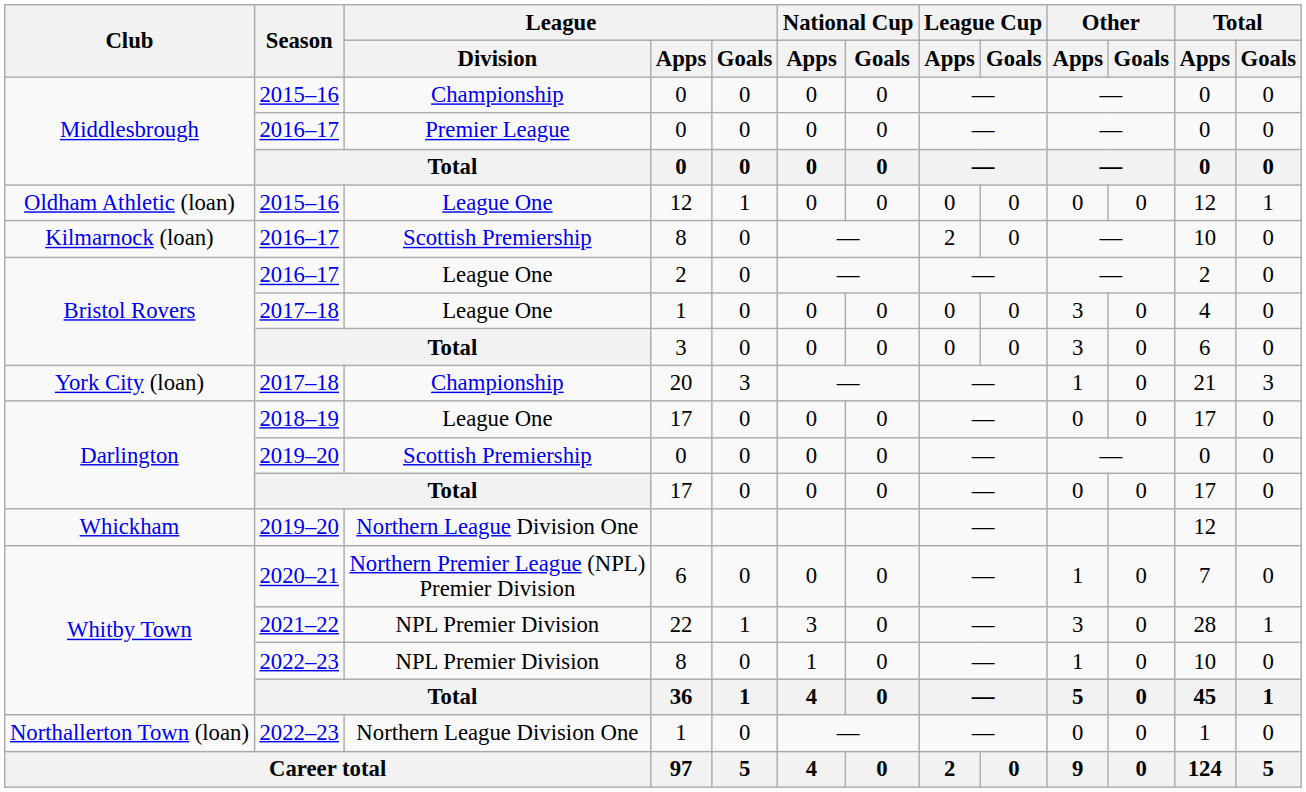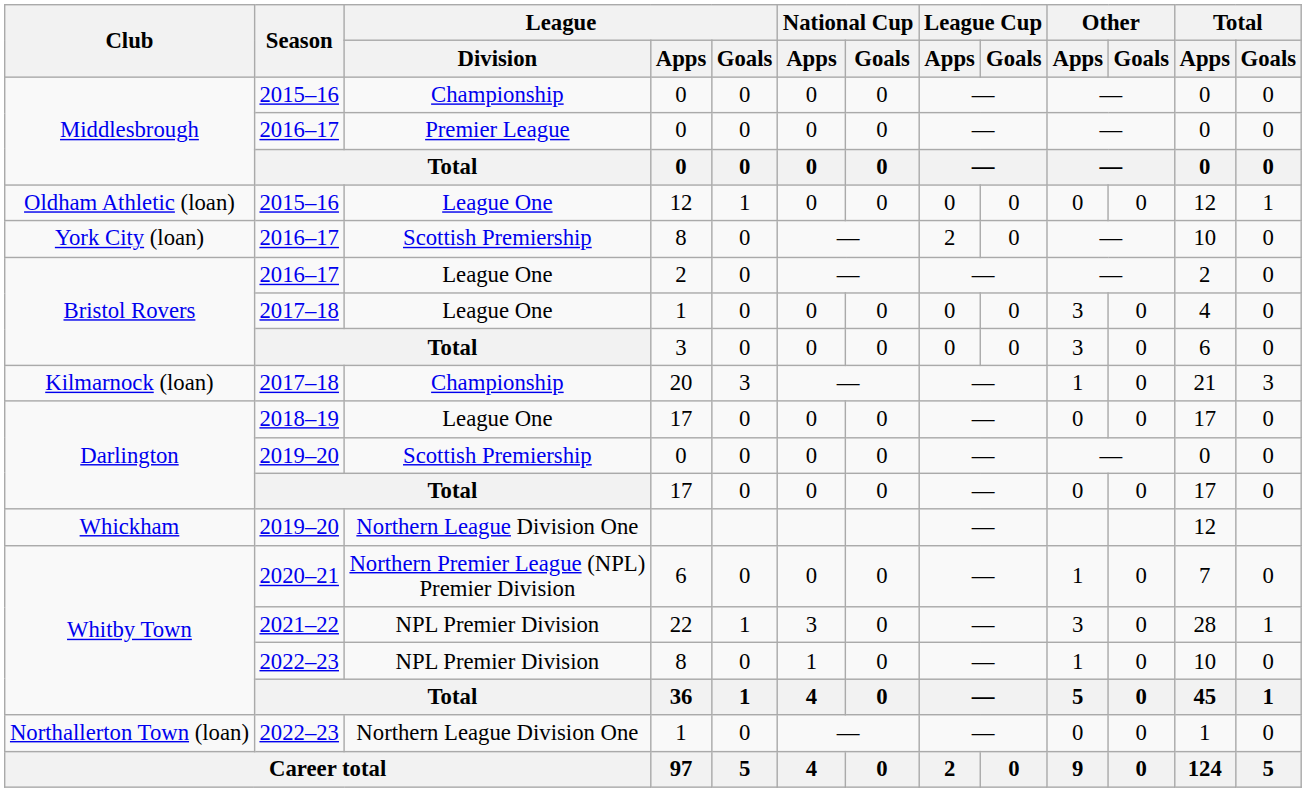(129, 238) Kilmarnock (loan) -> (129, 238) York City (loan)
(129, 382) York City (loan) -> (129, 382) Kilmarnock (loan)
